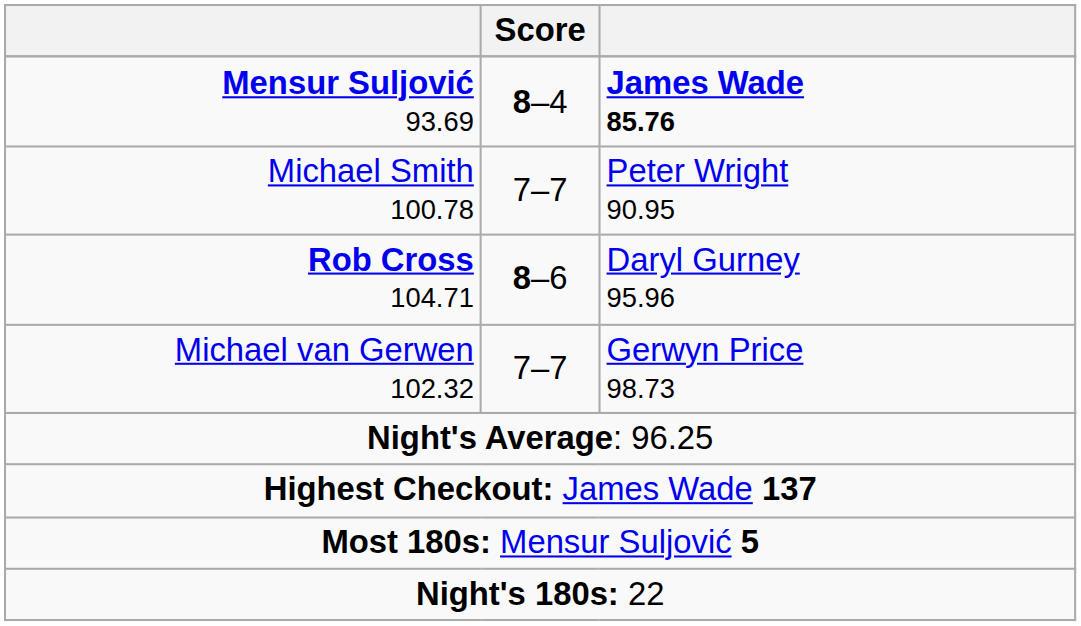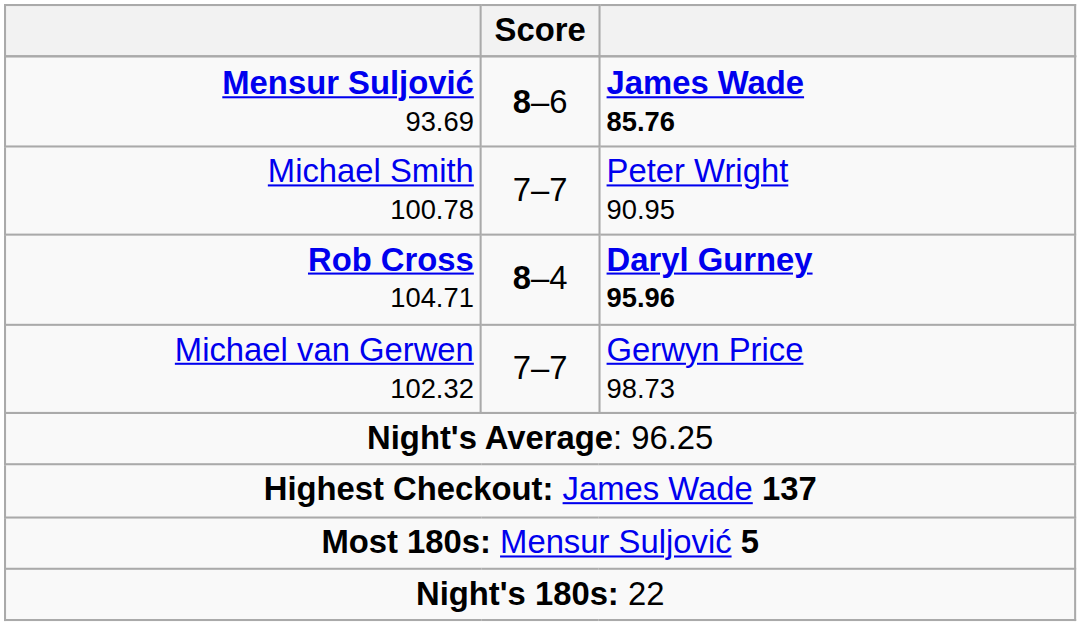(540, 100) 8–4 -> (540, 100) 8–6
(540, 278) 8–6 -> (540, 278) 8–4
(703, 278) normal -> (710, 278) bold
